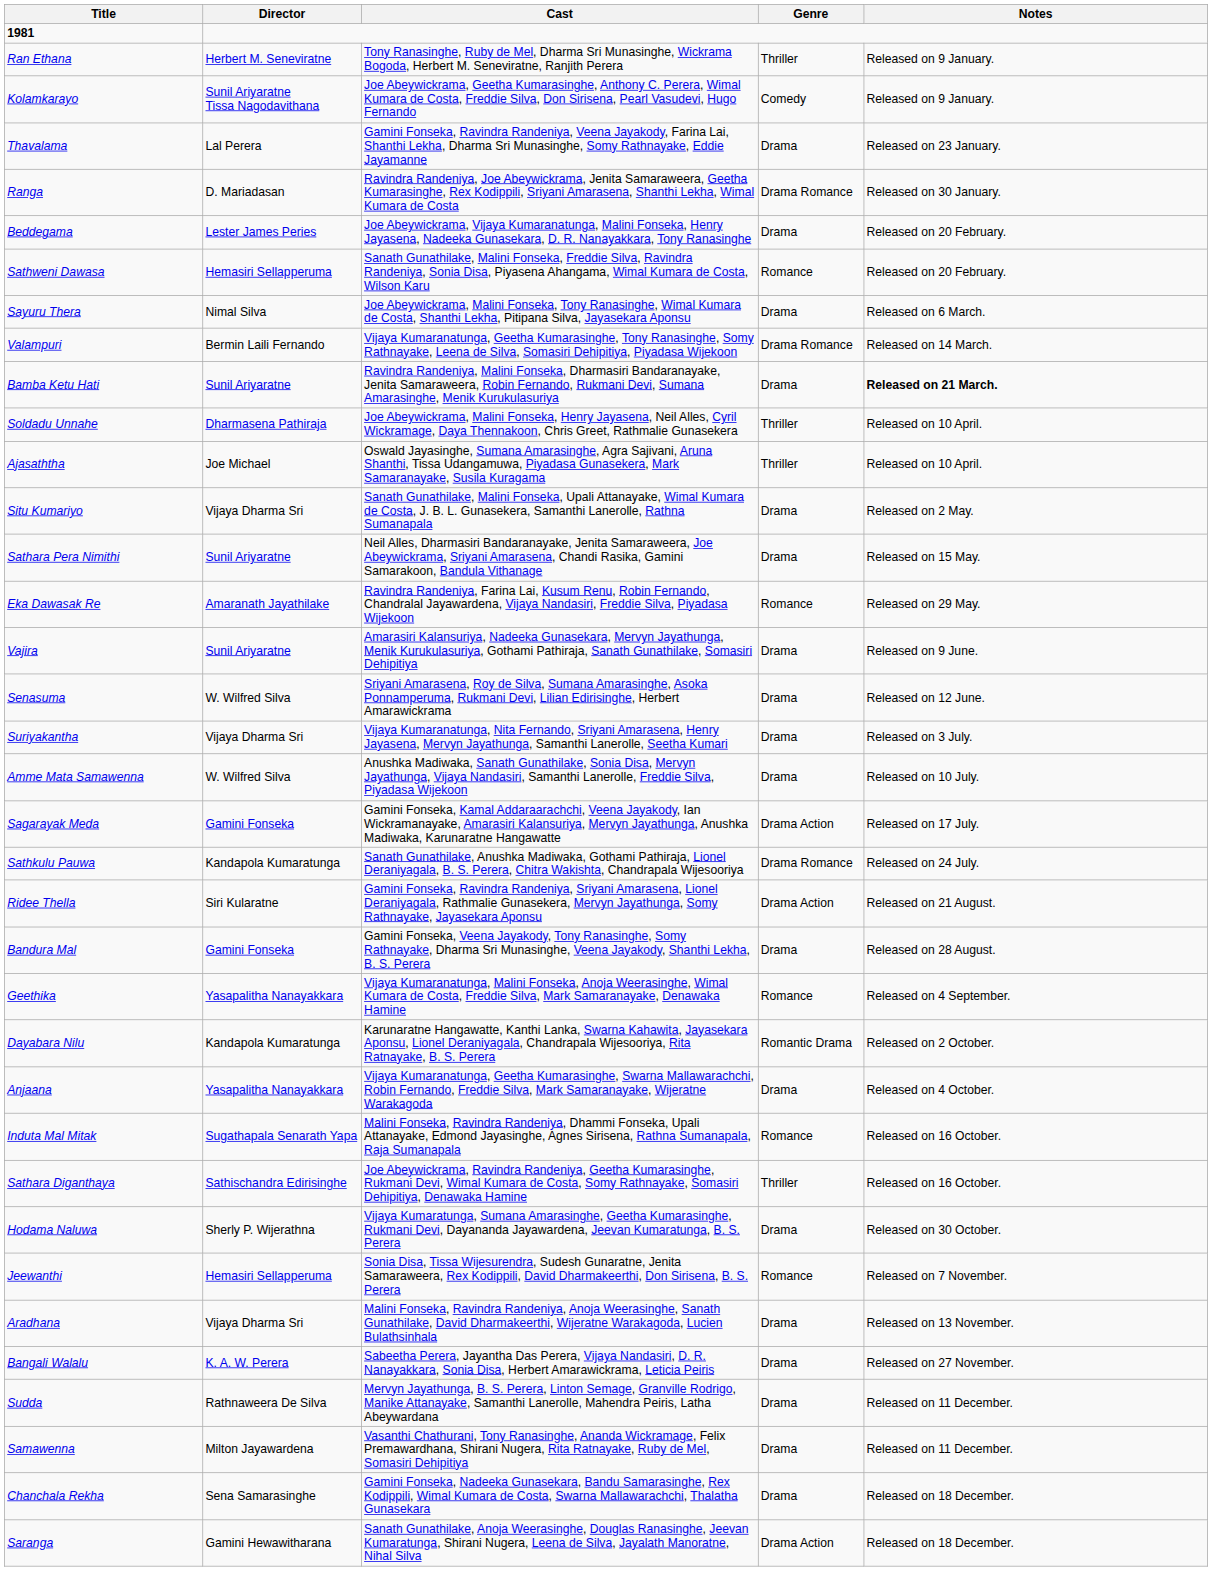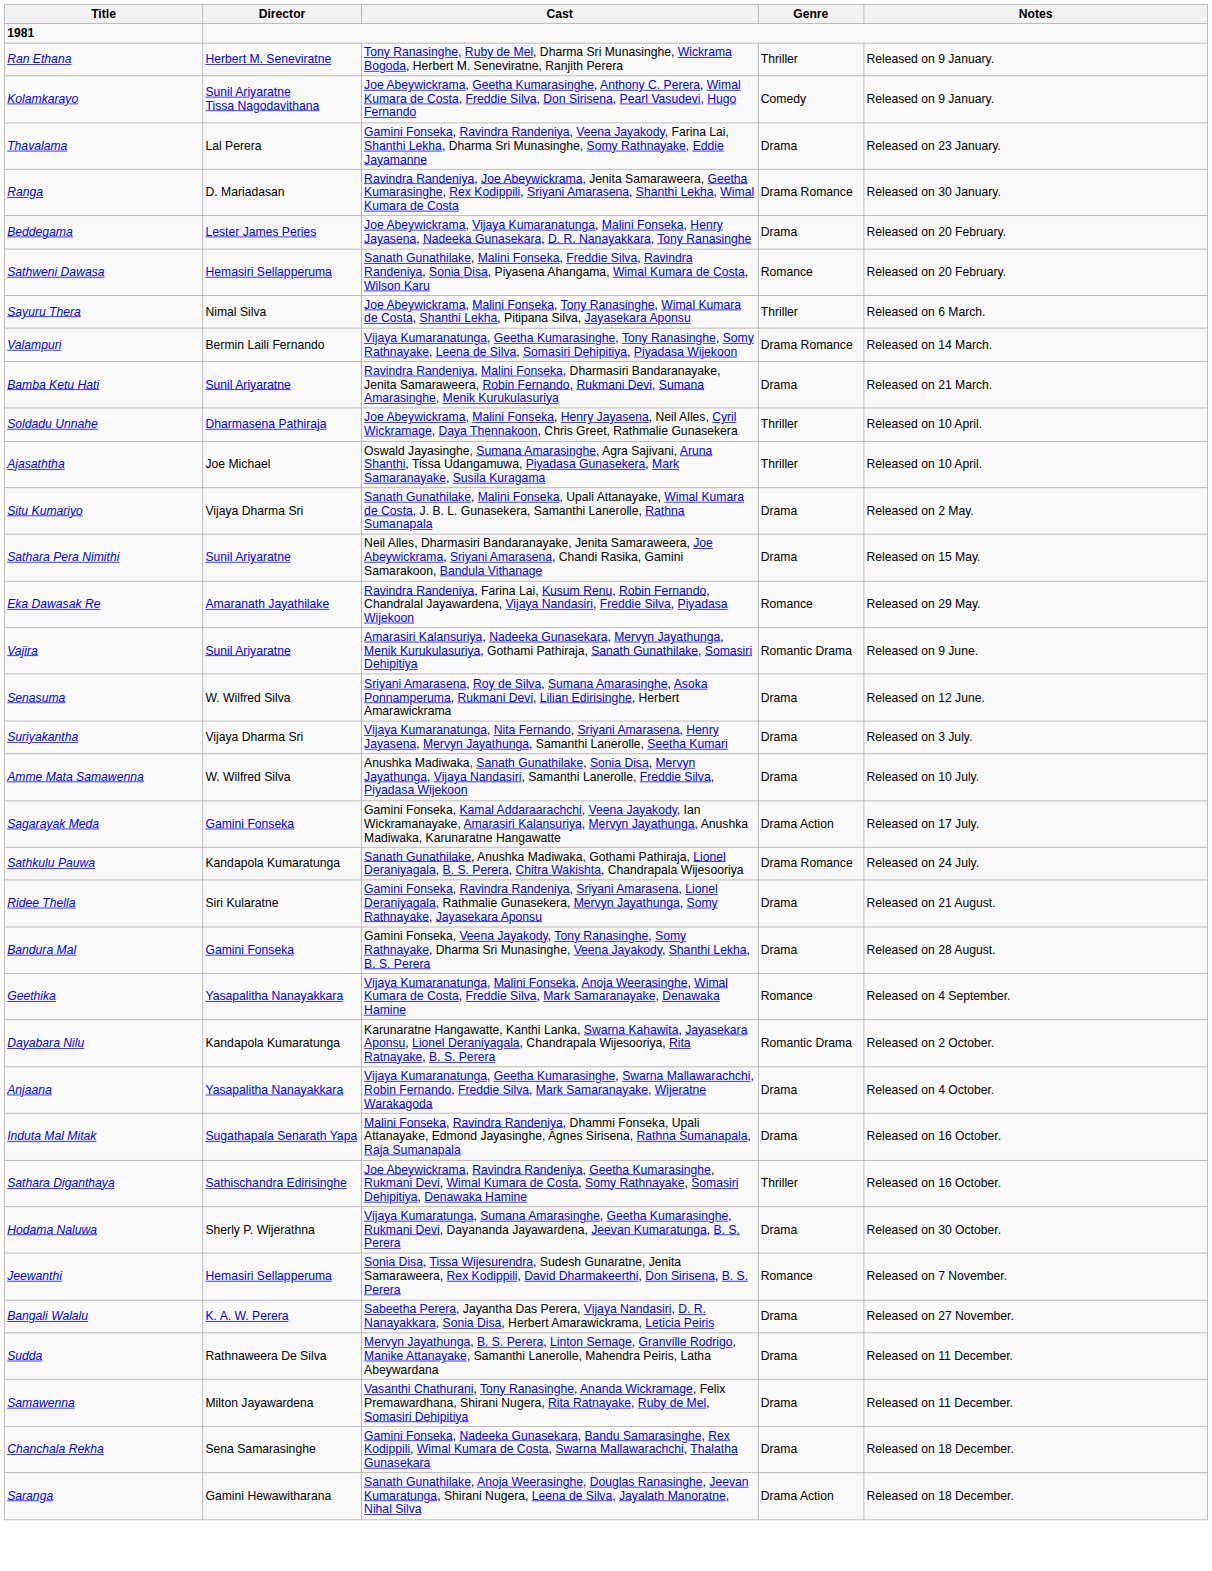(779, 312) Drama -> (779, 312) Thriller
(932, 384) bold -> (929, 384) normal
(779, 651) Drama -> (806, 651) Romantic Drama
(797, 903) Drama Action -> (779, 903) Drama
(787, 1136) Romance -> (779, 1136) Drama
- row: (34, 1323)
